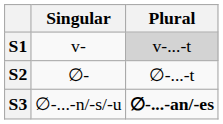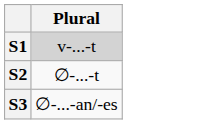- column: (78, 18)
(172, 104) bold -> (76, 104) normal
